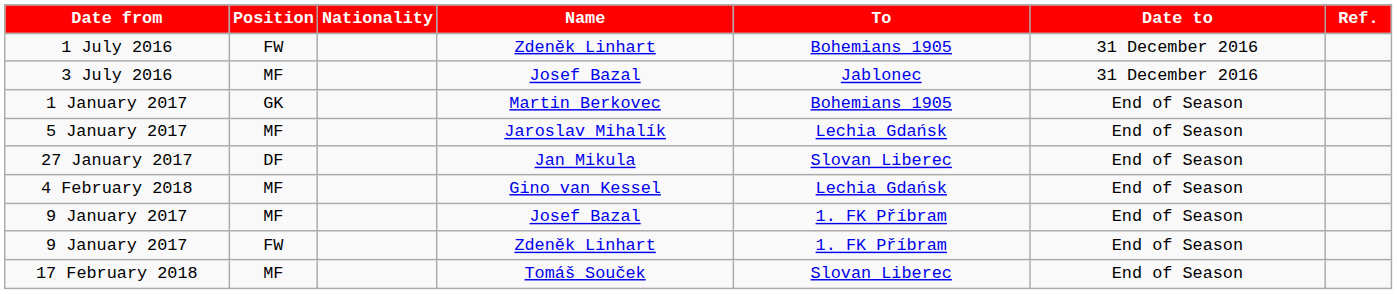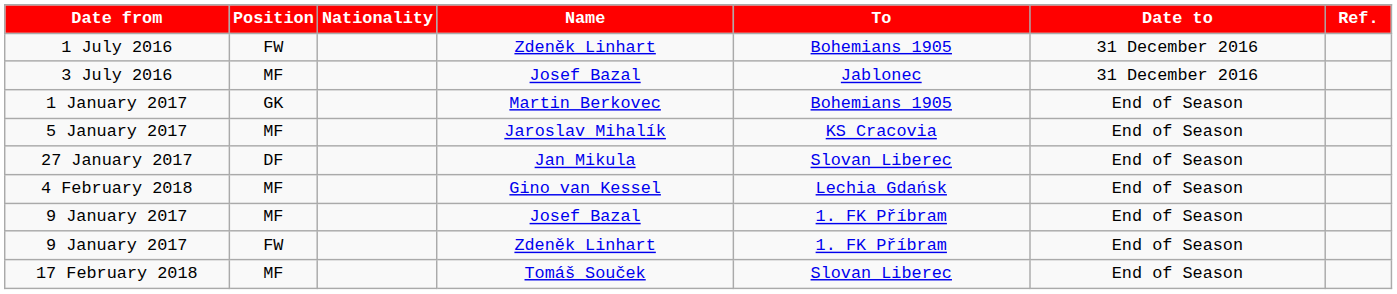(881, 132) Lechia Gdańsk -> (881, 132) KS Cracovia
